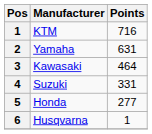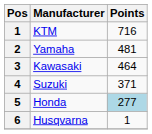(127, 48) 631 -> (127, 48) 481
(127, 84) 331 -> (127, 84) 371
(127, 102) no background -> (127, 102) lightblue background
